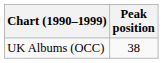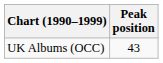(134, 48) 38 -> (134, 48) 43
